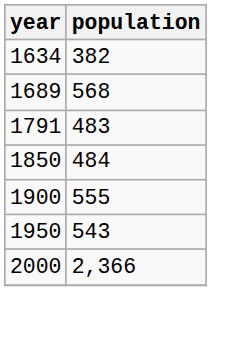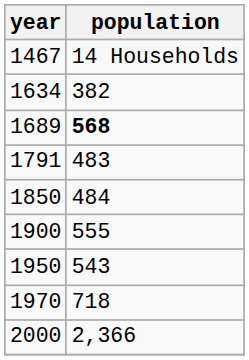+ row: (36, 57)
(91, 92) normal -> (91, 127) bold
+ row: (36, 302)
